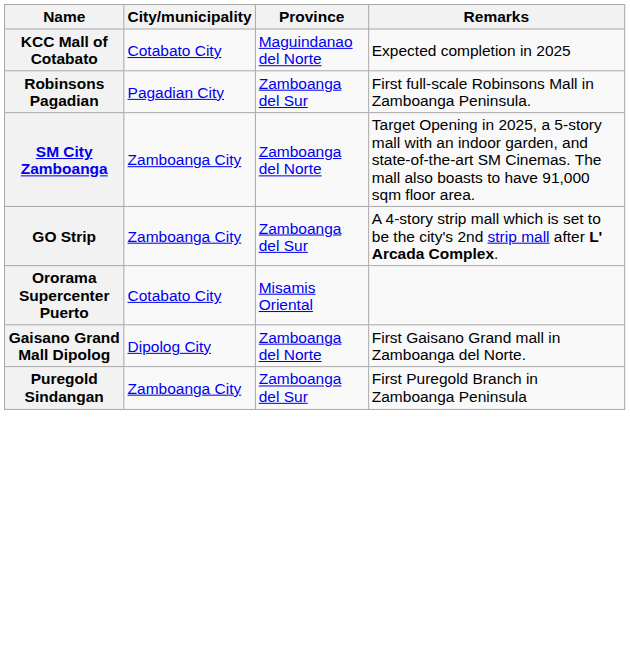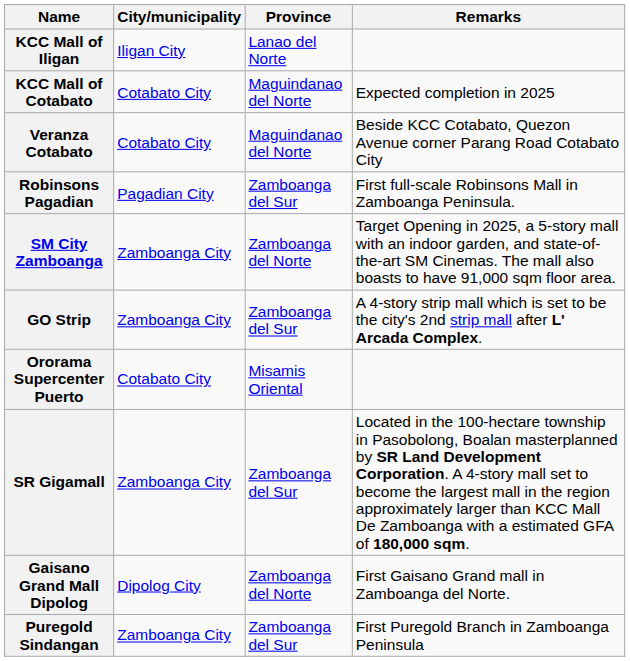+ row: (59, 50)
+ row: (59, 143)
+ row: (59, 482)
